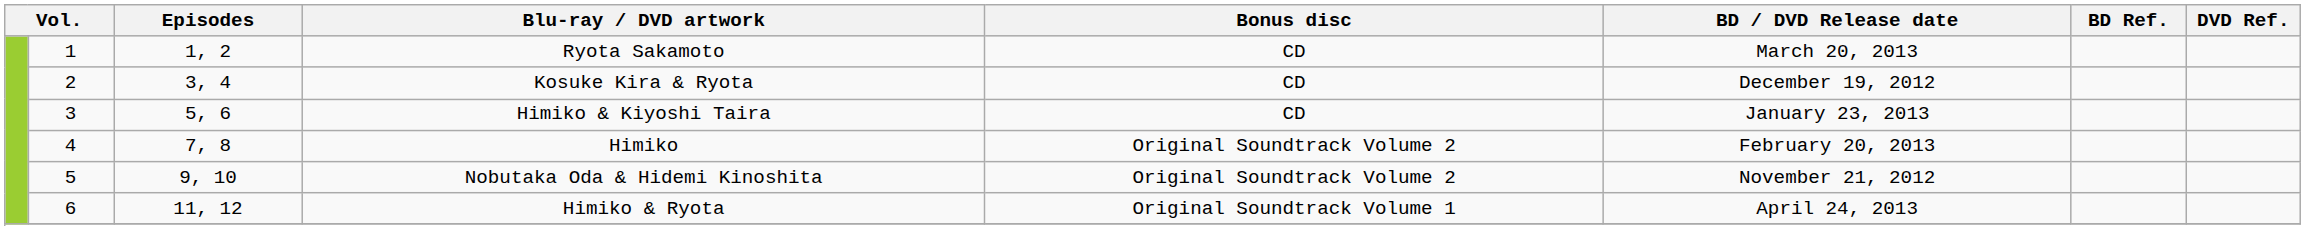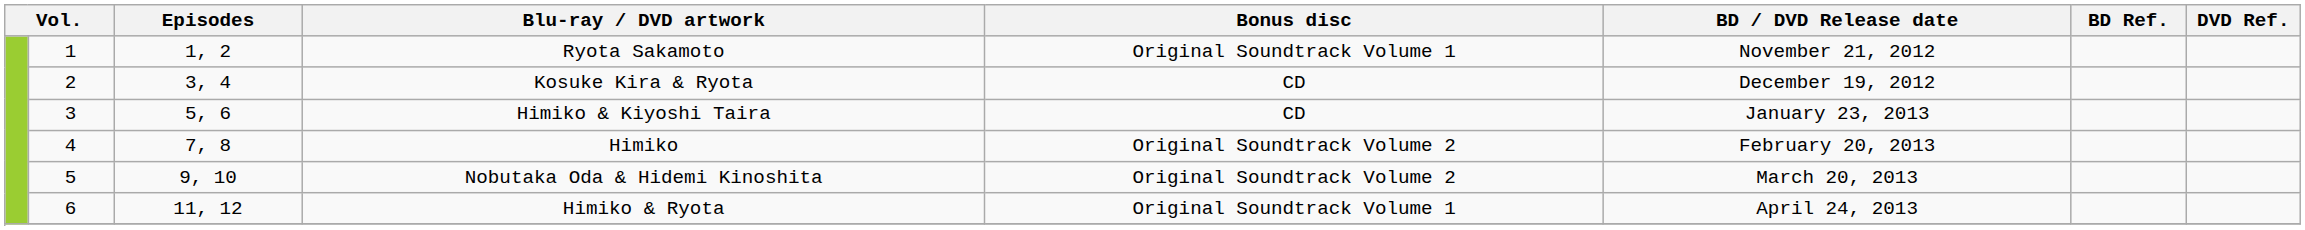(1294, 52) CD -> (1294, 52) Original Soundtrack Volume 1
(1837, 52) March 20, 2013 -> (1837, 52) November 21, 2012
(1837, 177) November 21, 2012 -> (1837, 177) March 20, 2013
